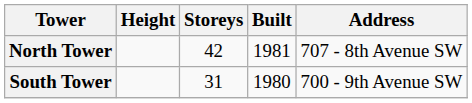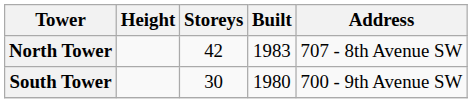(272, 51) 1981 -> (272, 51) 1983
(214, 82) 31 -> (214, 82) 30
